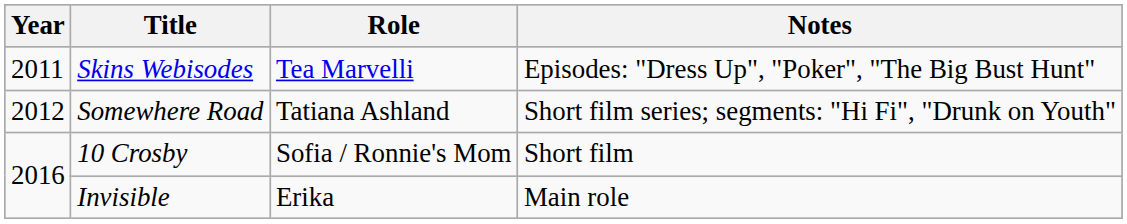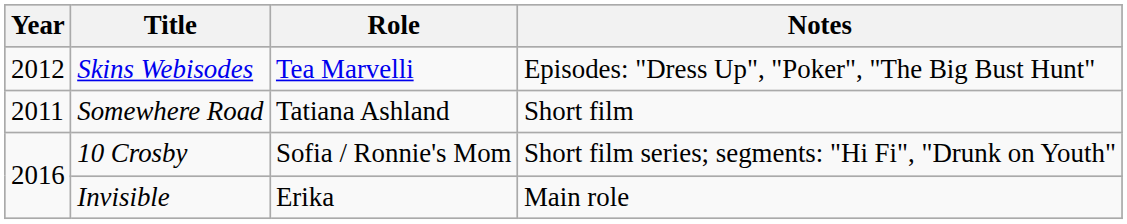(37, 68) 2011 -> (38, 68) 2012
(38, 111) 2012 -> (37, 111) 2011
(820, 111) Short film series; segments: "Hi Fi", "Drunk on Youth" -> (579, 111) Short film
(579, 153) Short film -> (820, 153) Short film series; segments: "Hi Fi", "Drunk on Youth"
